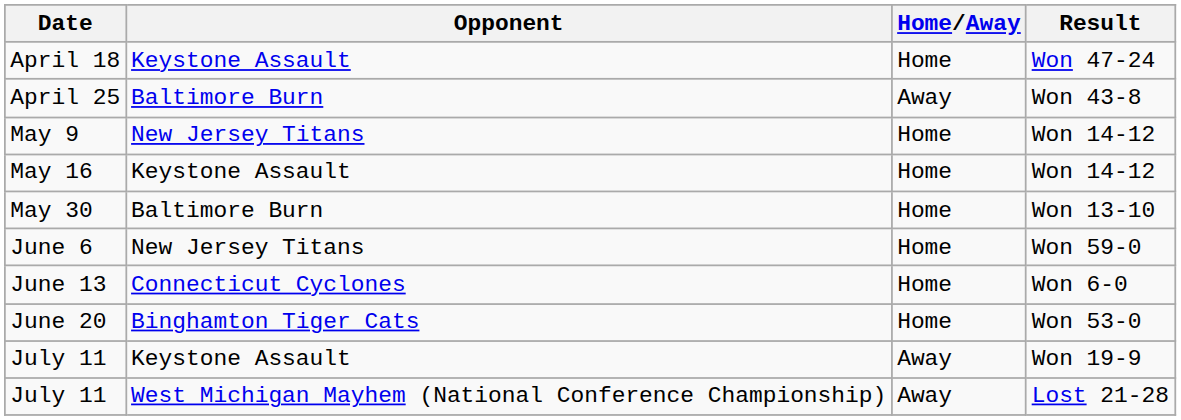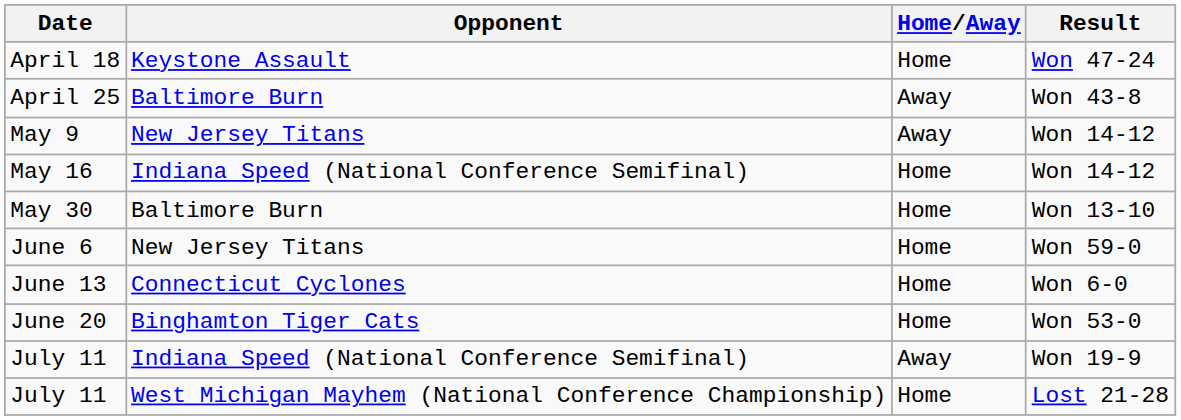(925, 135) Home -> (925, 135) Away
(241, 173) Keystone Assault -> (440, 173) Indiana Speed (National Conference Semifinal)
(241, 359) Keystone Assault -> (440, 359) Indiana Speed (National Conference Semifinal)
(925, 396) Away -> (925, 396) Home
